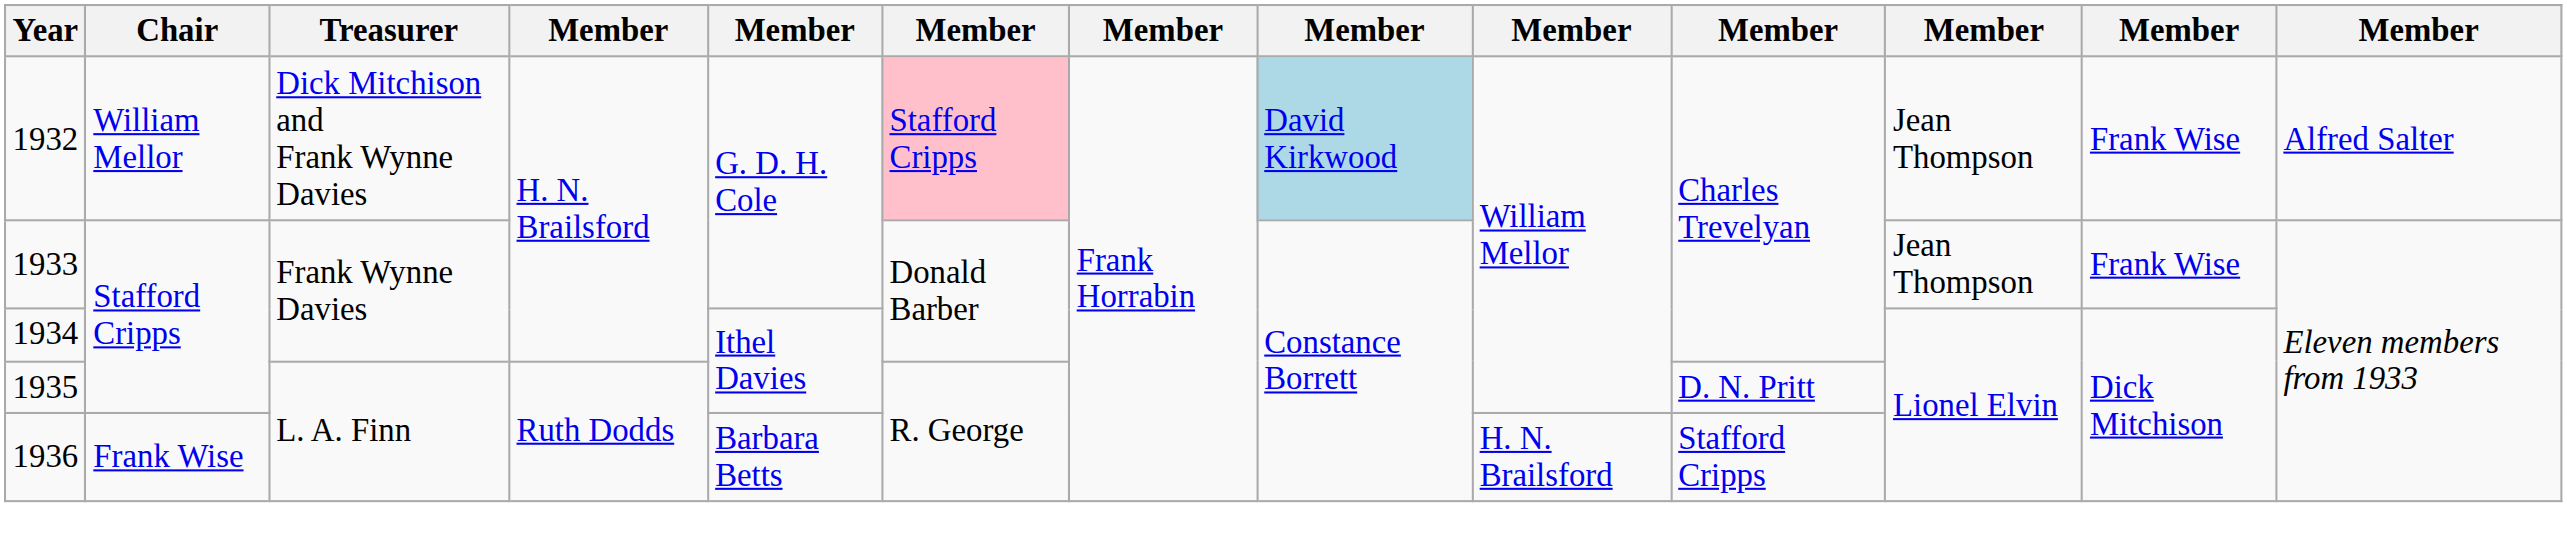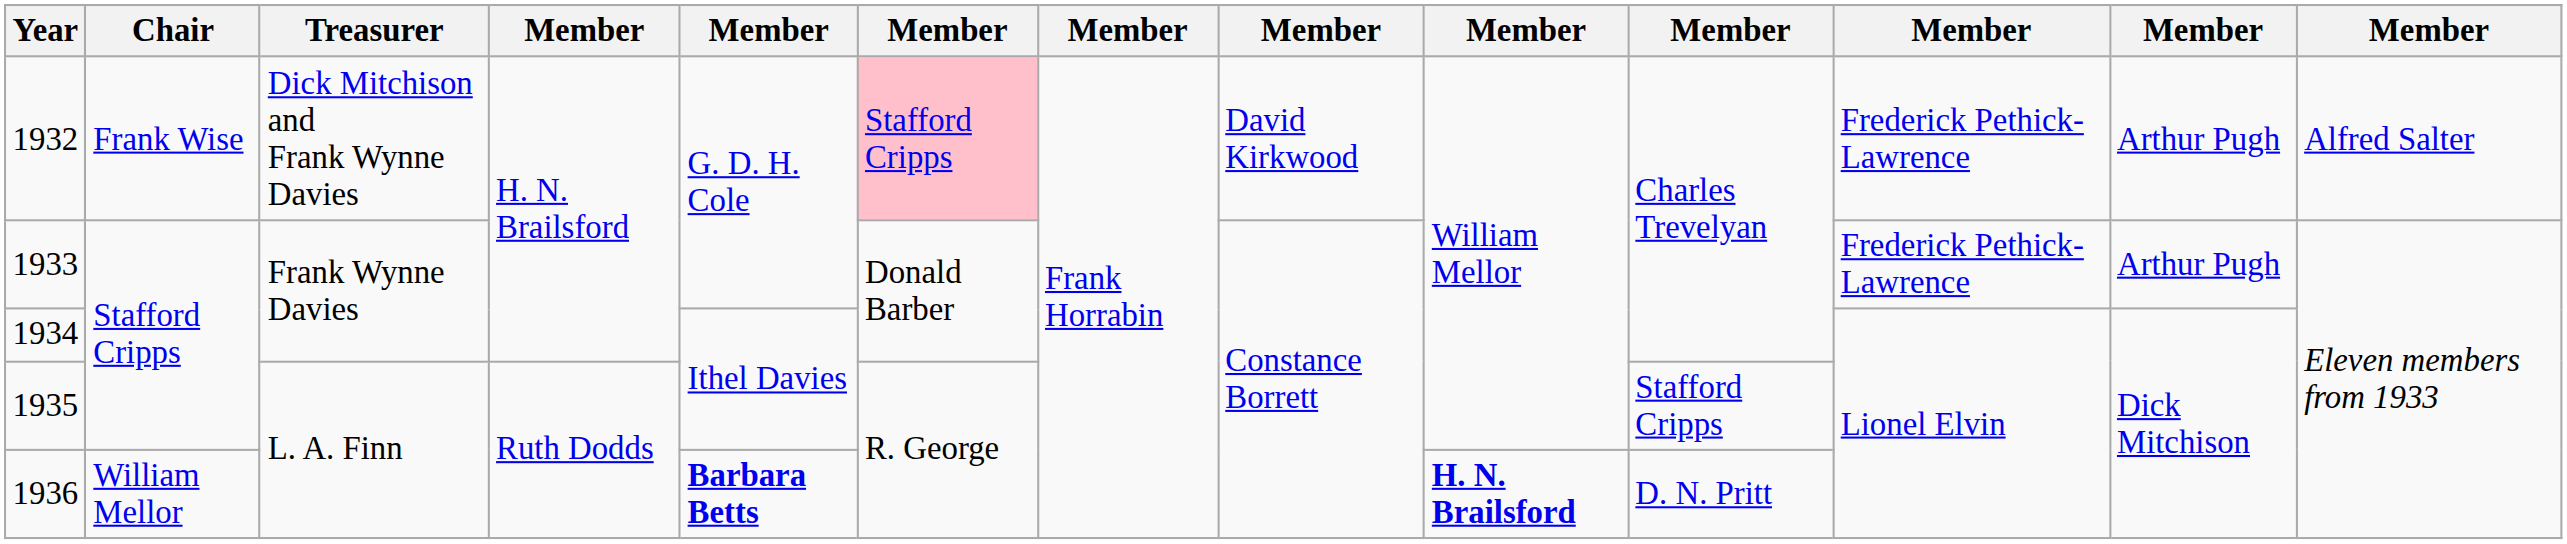(146, 137) William Mellor -> (168, 137) Frank Wise
(1331, 137) lightblue background -> (1292, 137) no background
(1963, 137) Jean Thompson -> (1962, 137) Frederick Pethick-Lawrence
(2165, 137) Frank Wise -> (2199, 137) Arthur Pugh
(1963, 263) Jean Thompson -> (1962, 263) Frederick Pethick-Lawrence
(2165, 263) Frank Wise -> (2199, 263) Arthur Pugh
(1747, 386) D. N. Pritt -> (1689, 404) Stafford Cripps
(168, 456) Frank Wise -> (146, 493) William Mellor
(767, 456) normal -> (747, 493) bold
(1546, 456) normal -> (1504, 493) bold
(1732, 456) Stafford Cripps -> (1704, 493) D. N. Pritt
